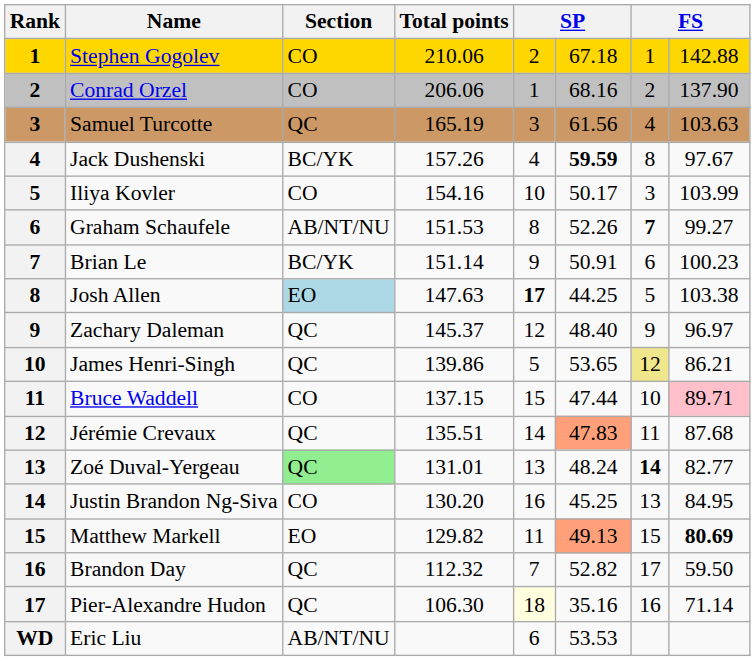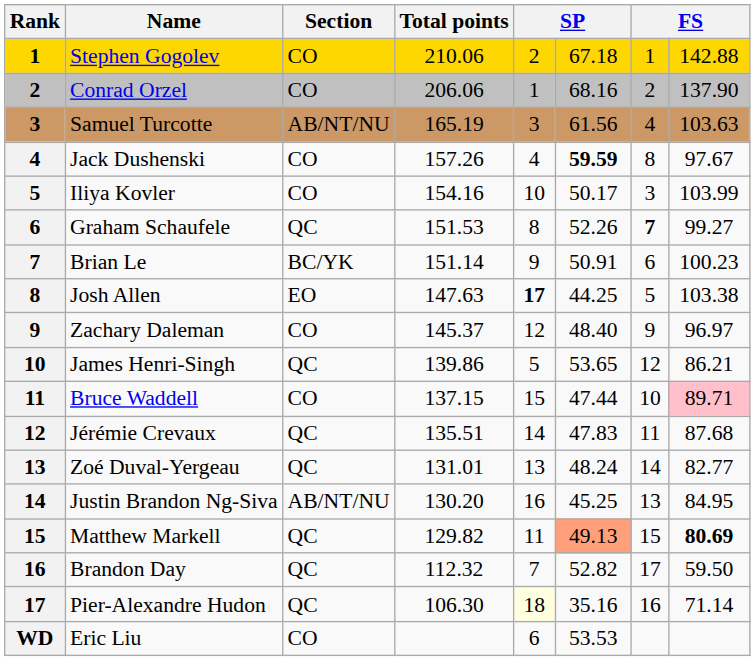(303, 124) QC -> (339, 124) AB/NT/NU
(321, 158) BC/YK -> (303, 158) CO
(339, 227) AB/NT/NU -> (303, 227) QC
(302, 295) lightblue background -> (302, 295) no background
(303, 329) QC -> (303, 329) CO
(650, 364) khaki background -> (650, 364) no background
(593, 432) lightsalmon background -> (593, 432) no background
(303, 466) lightgreen background -> (303, 466) no background
(650, 466) bold -> (650, 466) normal
(303, 501) CO -> (339, 501) AB/NT/NU
(302, 535) EO -> (303, 535) QC
(339, 638) AB/NT/NU -> (303, 638) CO
